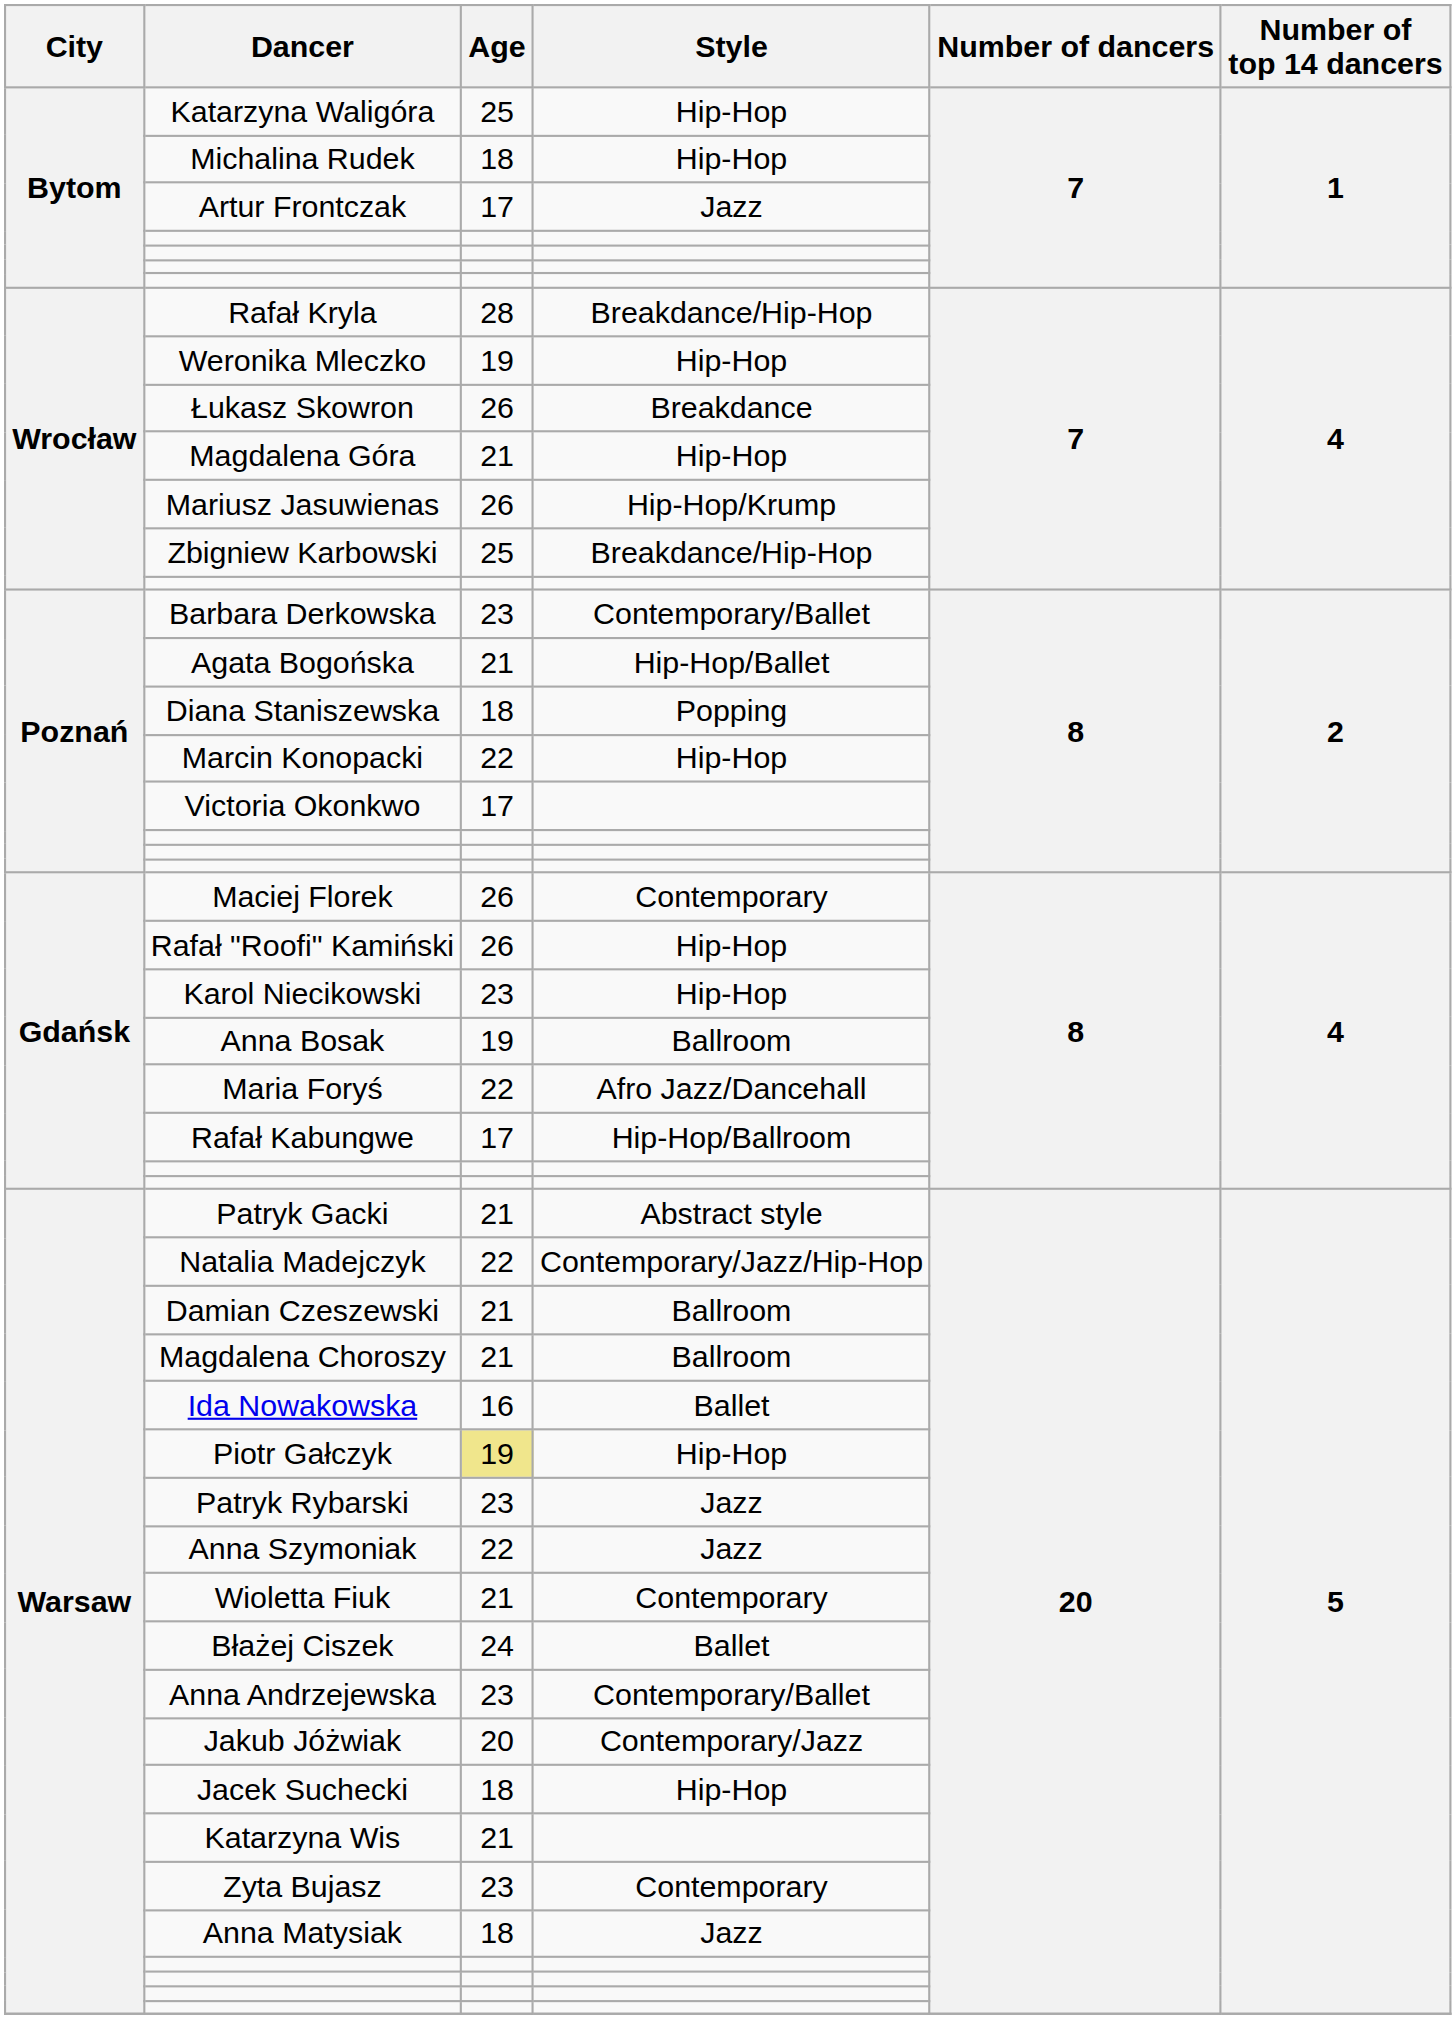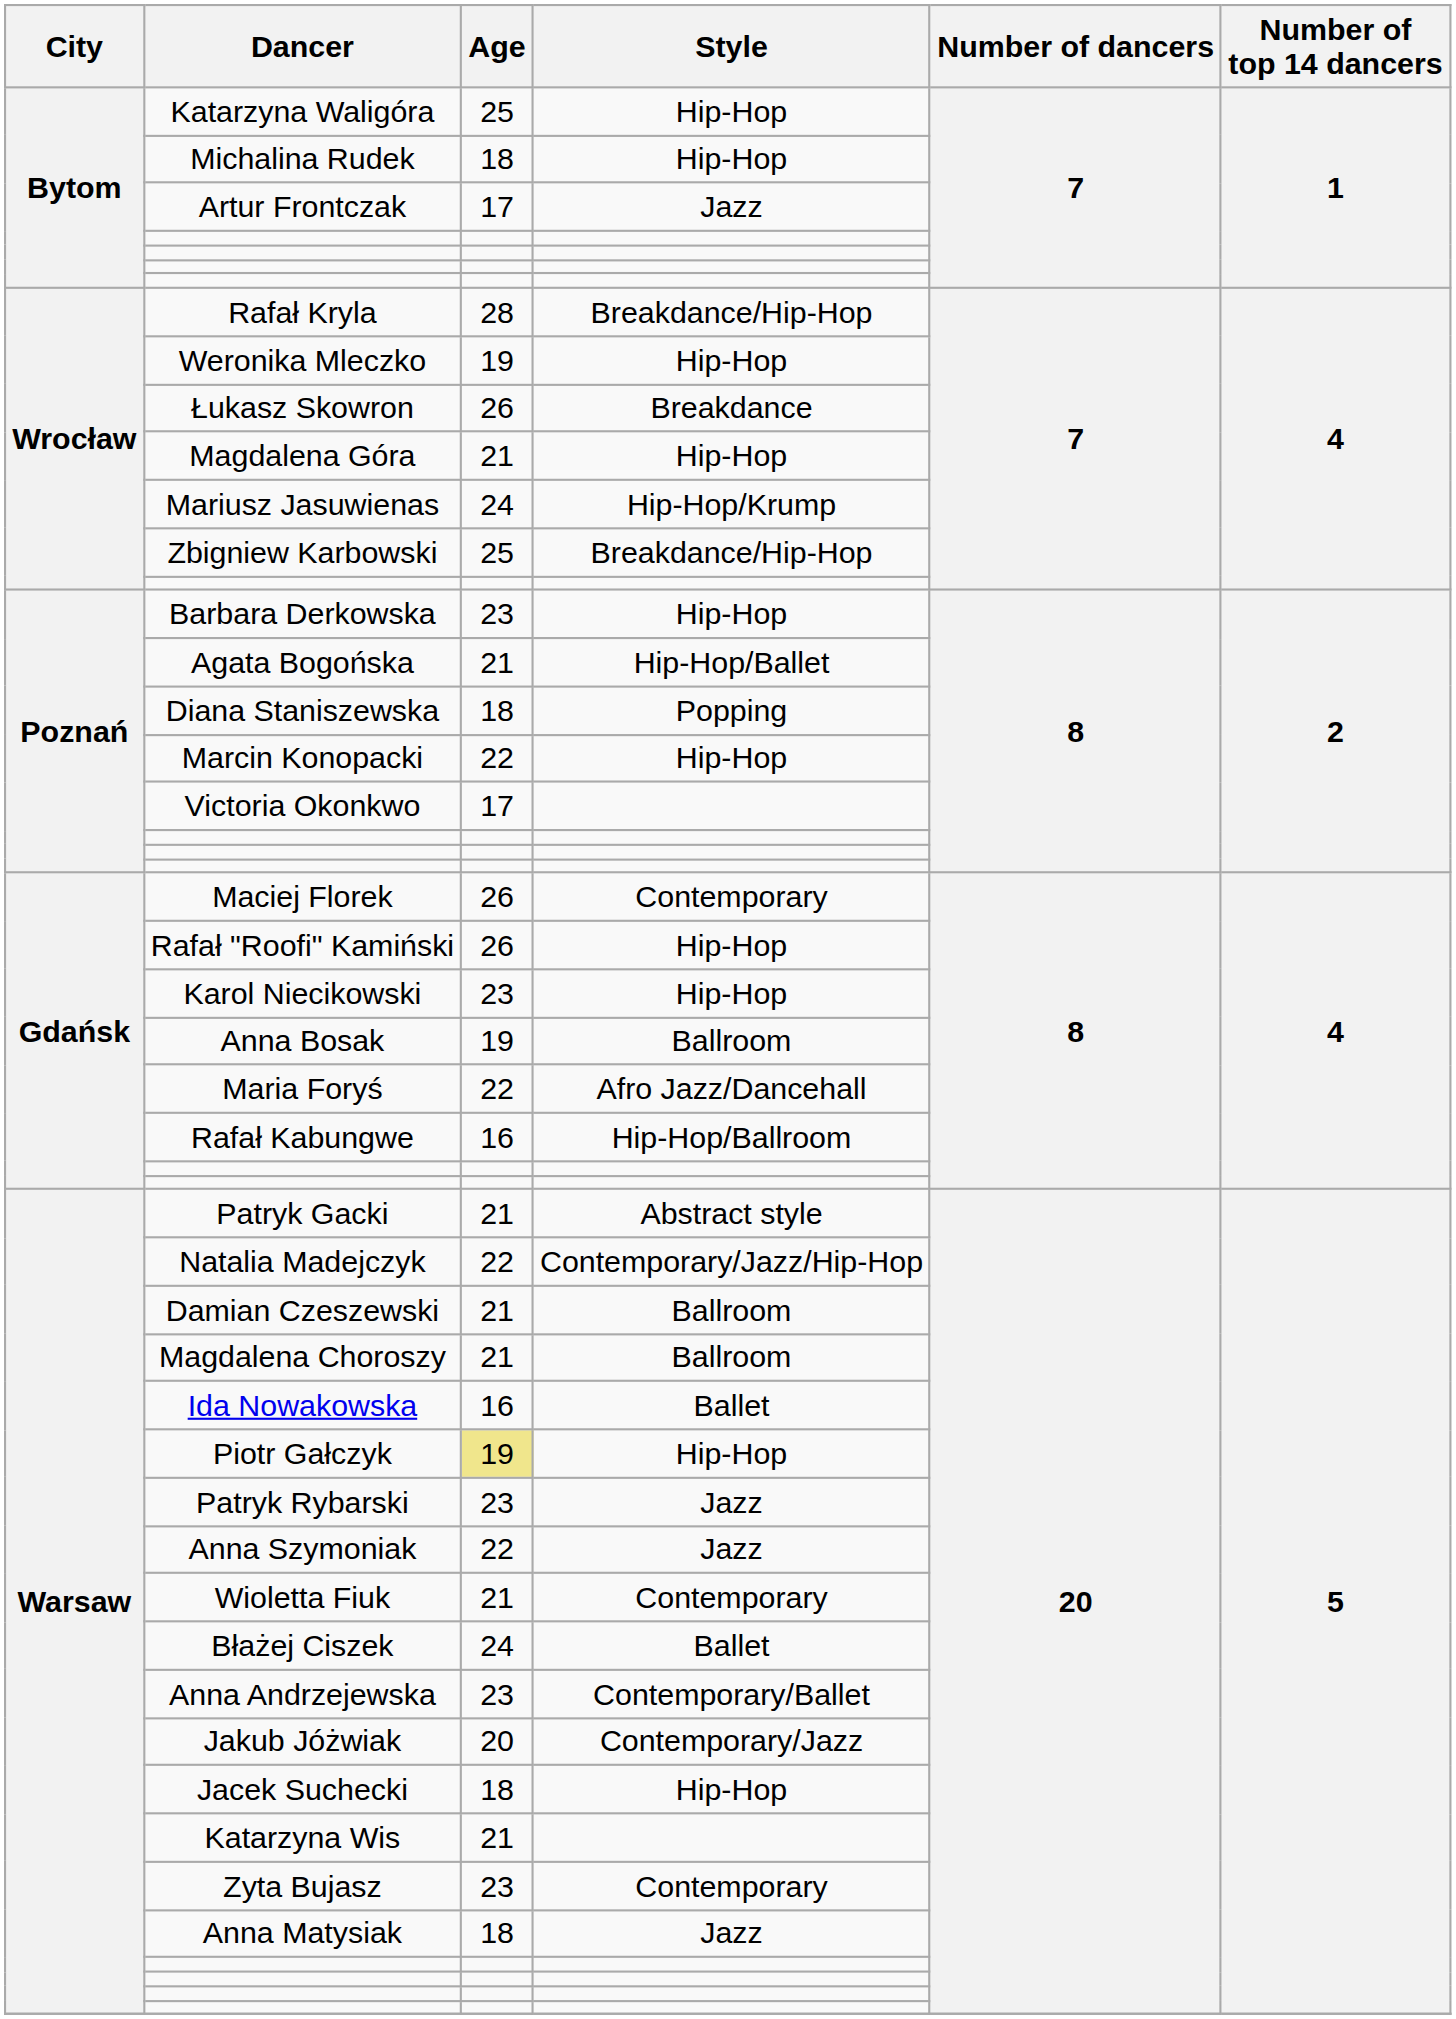(497, 504) 26 -> (497, 504) 24
(732, 614) Contemporary/Ballet -> (732, 614) Hip-Hop
(497, 1137) 17 -> (497, 1137) 16
